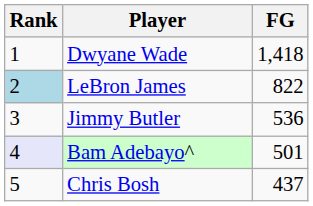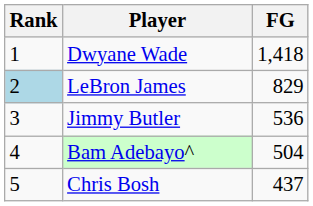(288, 86) 822 -> (288, 86) 829
(15, 151) lavender background -> (15, 151) no background
(288, 151) 501 -> (288, 151) 504
